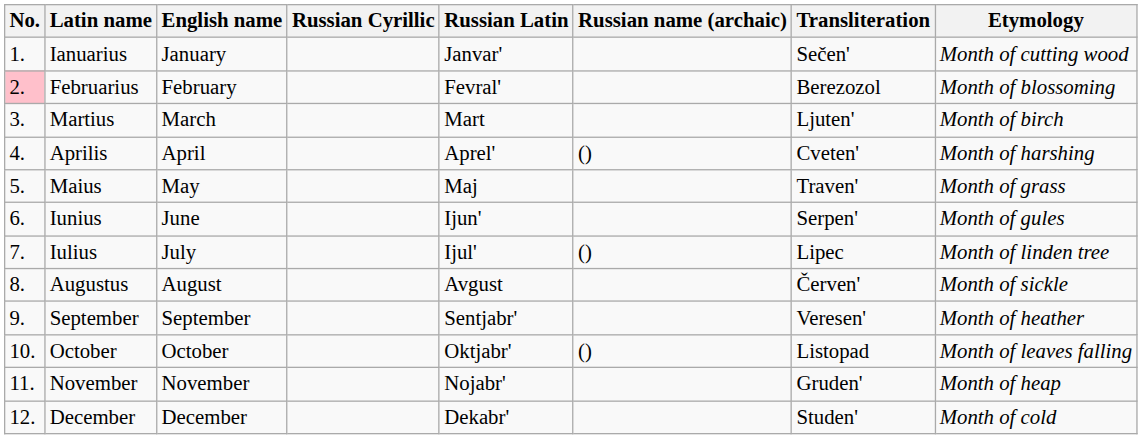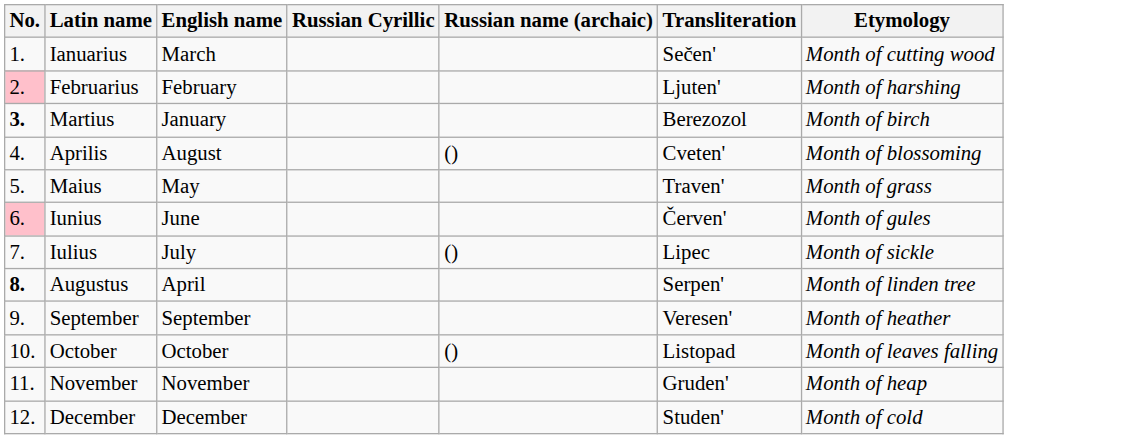- column: (506, 20)
(194, 53) January -> (189, 53) March
(839, 86) Berezozol -> (692, 86) Ljuten'
(1028, 86) Month of blossoming -> (883, 86) Month of harshing
(17, 119) normal -> (17, 119) bold
(189, 119) March -> (194, 119) January
(825, 119) Ljuten' -> (705, 119) Berezozol
(183, 152) April -> (192, 152) August
(1017, 152) Month of harshing -> (894, 152) Month of blossoming
(17, 218) no background -> (17, 218) pink background
(827, 218) Serpen' -> (695, 218) Červen'
(1025, 251) Month of linden tree -> (870, 251) Month of sickle
(17, 284) normal -> (17, 284) bold
(192, 284) August -> (183, 284) April
(828, 284) Červen' -> (693, 284) Serpen'
(1004, 284) Month of sickle -> (891, 284) Month of linden tree
